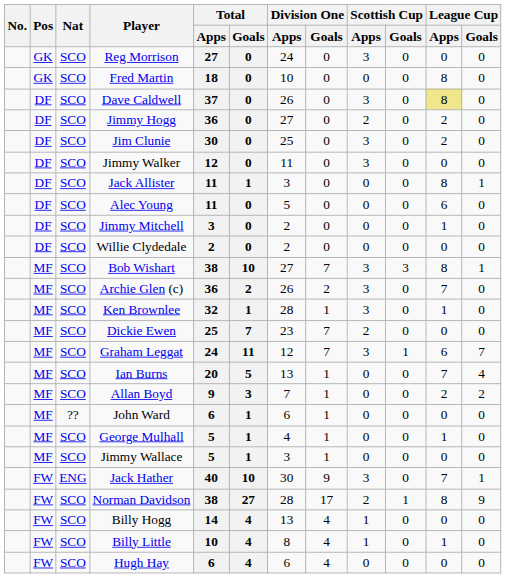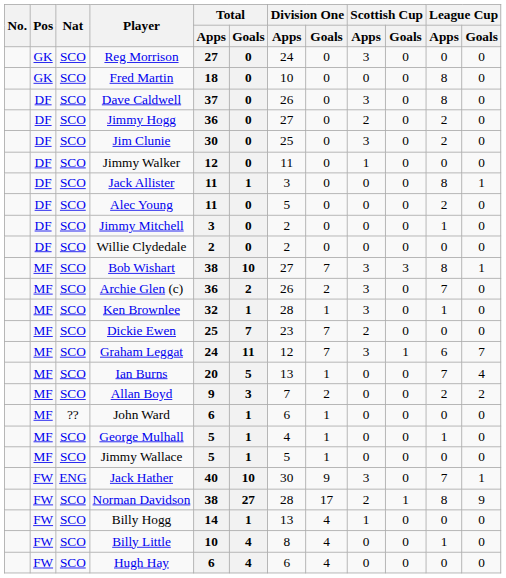(444, 99) khaki background -> (444, 99) no background
(366, 162) 3 -> (366, 162) 1
(444, 204) 6 -> (444, 204) 2
(327, 394) 1 -> (327, 394) 2
(287, 457) 3 -> (287, 457) 5
(248, 520) 4 -> (248, 520) 1
(366, 541) 1 -> (366, 541) 0
